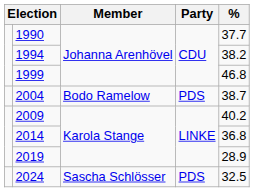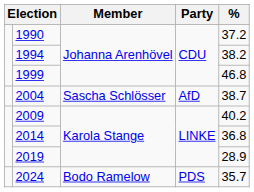(234, 34) 37.7 -> (234, 34) 37.2
(106, 95) Bodo Ramelow -> (114, 95) Sascha Schlösser
(192, 95) PDS -> (189, 95) AfD
(114, 177) Sascha Schlösser -> (106, 177) Bodo Ramelow
(234, 177) 32.5 -> (234, 177) 35.7
